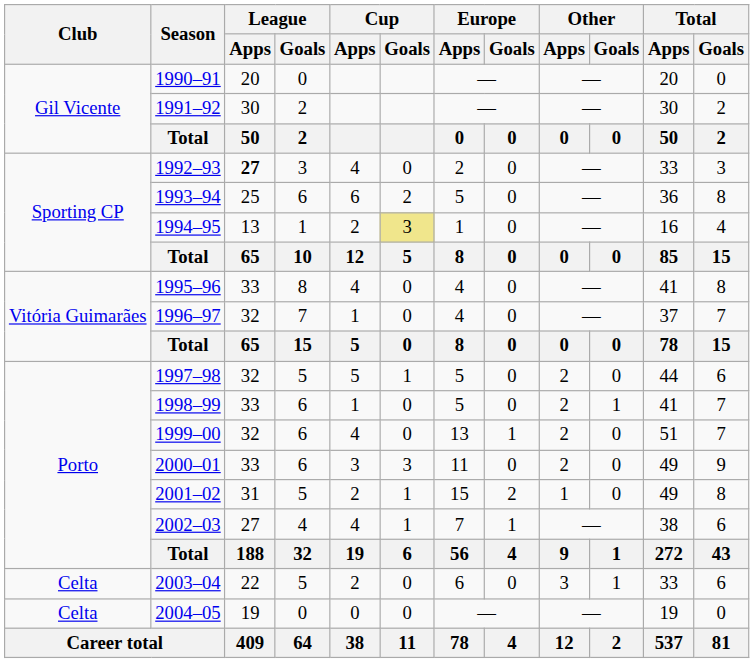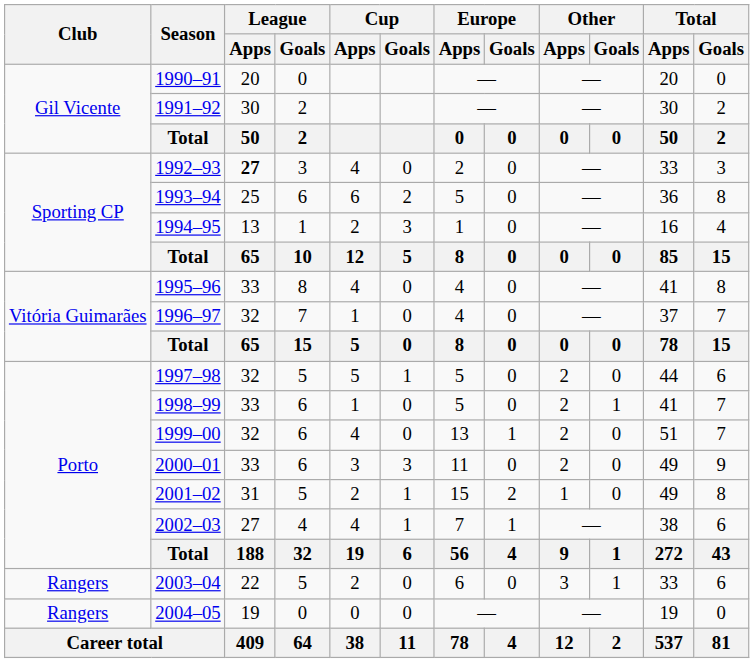(407, 227) khaki background -> (407, 227) no background
(78, 583) Celta -> (78, 583) Rangers
(78, 613) Celta -> (78, 613) Rangers
